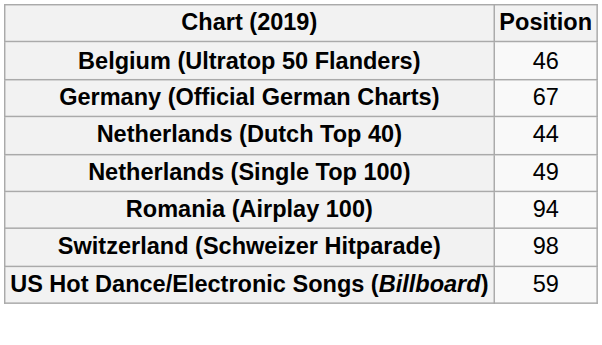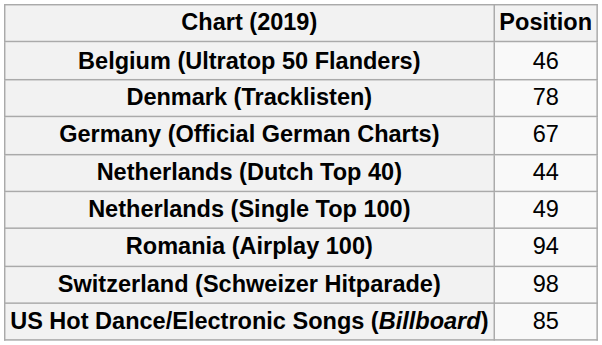+ row: (249, 97)
(546, 284) 59 -> (546, 321) 85
